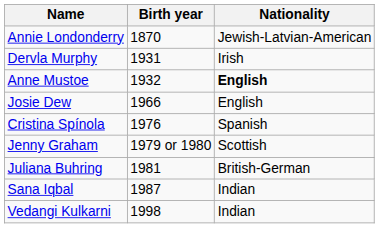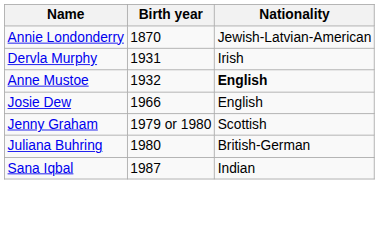- row: (56, 124)
(146, 168) 1981 -> (146, 146) 1980
- row: (59, 211)
